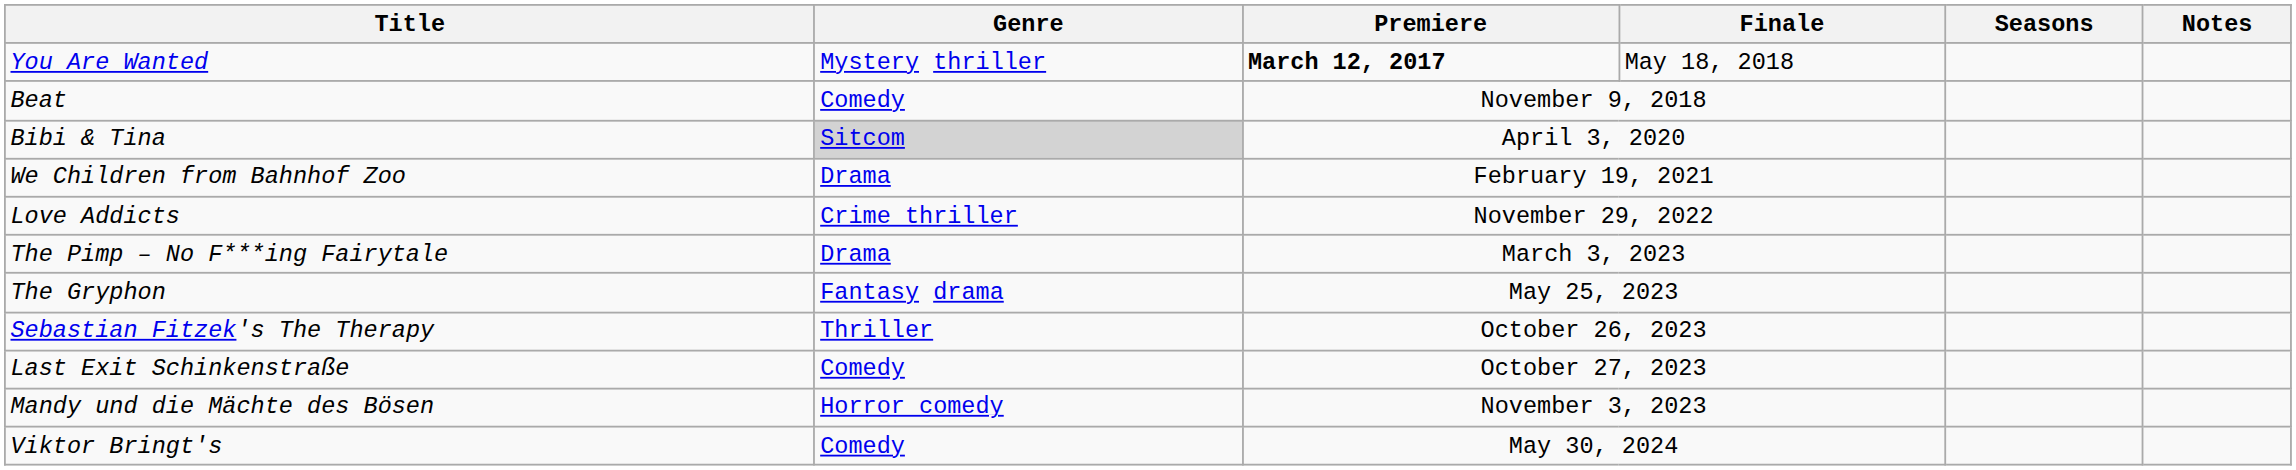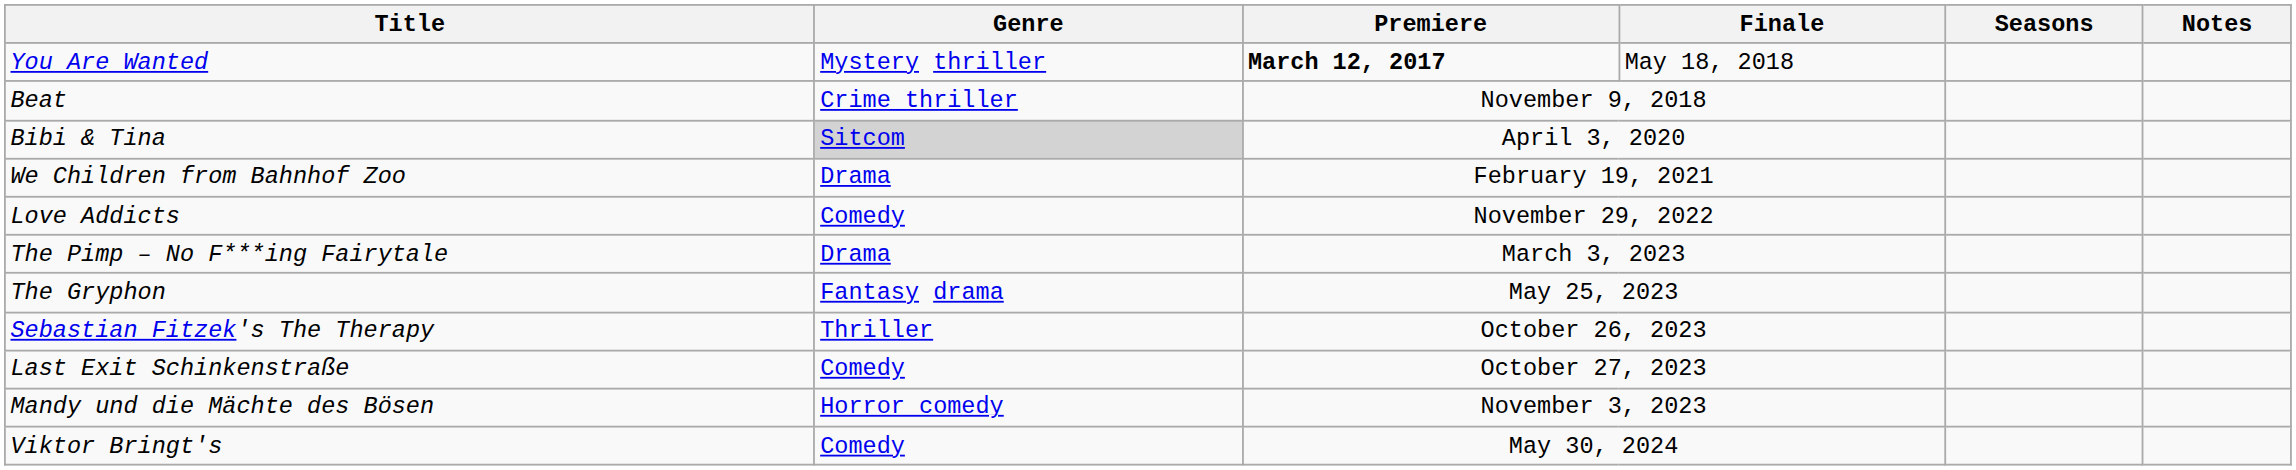(863, 101) Comedy -> (919, 101) Crime thriller
(919, 216) Crime thriller -> (863, 216) Comedy
